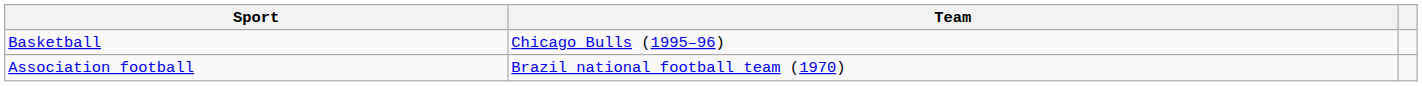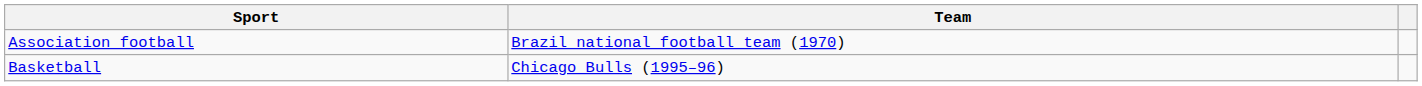rows swapped: (101, 68) <-> (55, 42)
